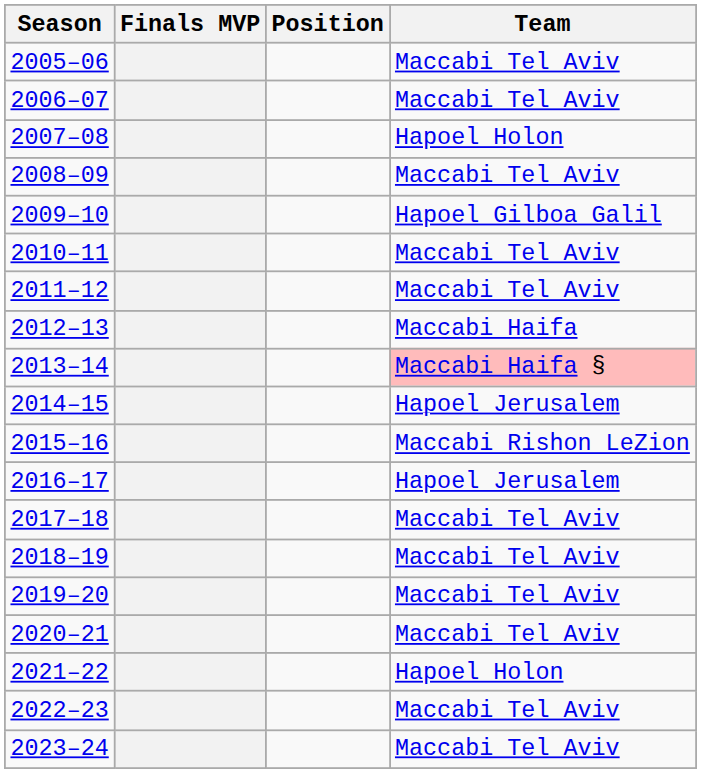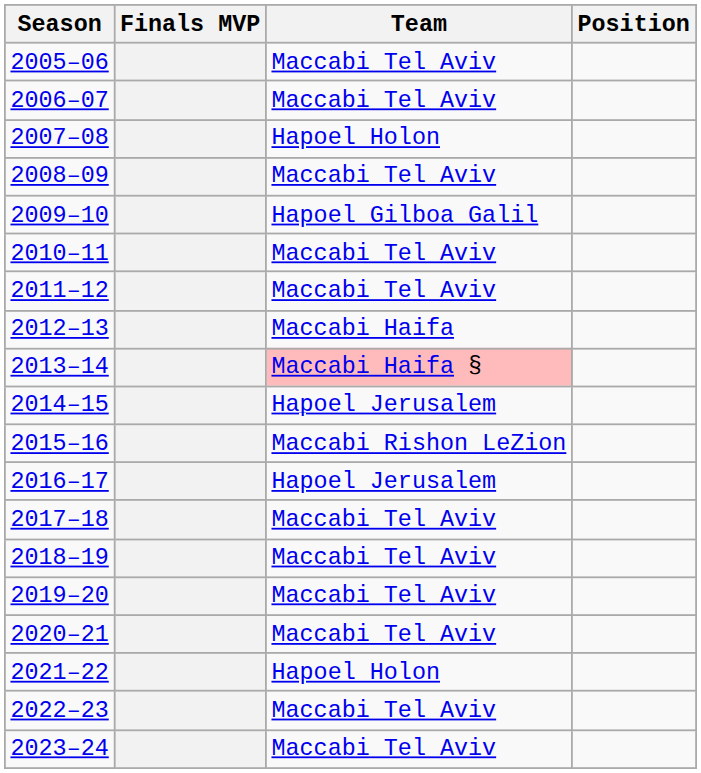columns swapped: (328, 24) <-> (542, 24)
